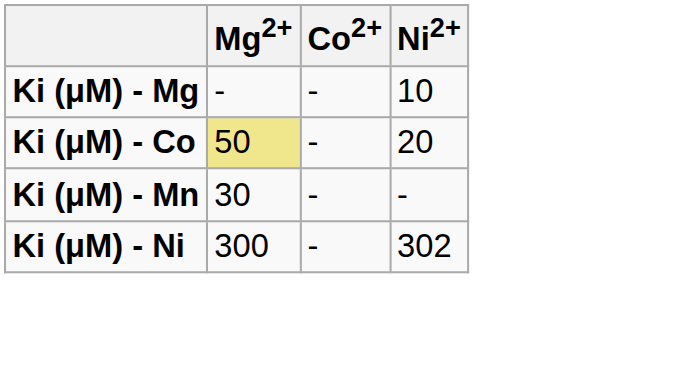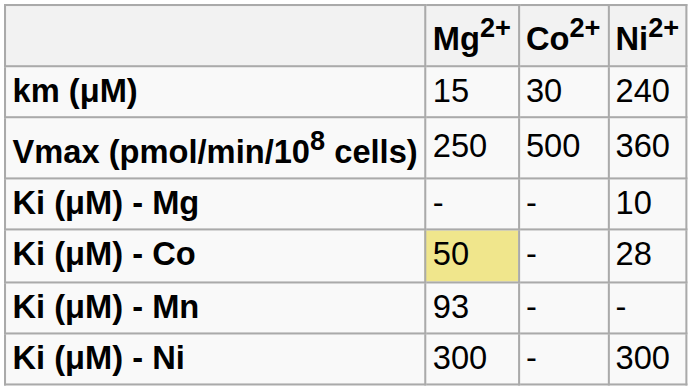+ row: (75, 90)
+ row: (215, 147)
(415, 142) 20 -> (634, 255) 28
(232, 194) 30 -> (451, 306) 93
(424, 246) 302 -> (643, 358) 300
